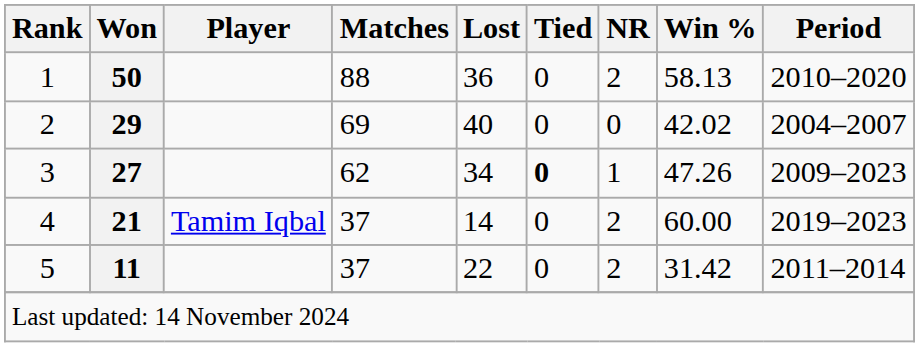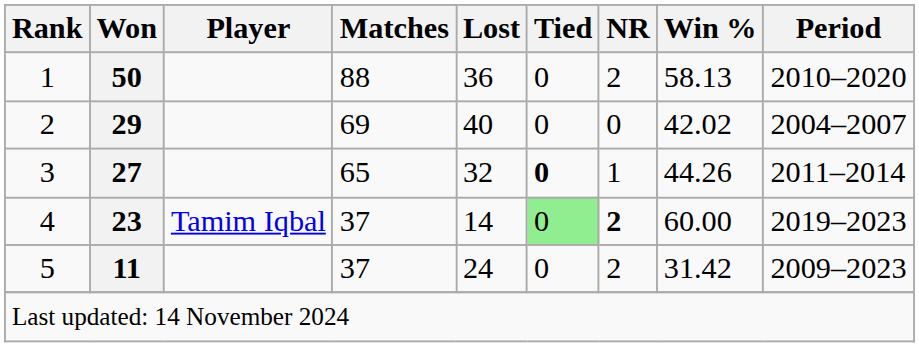(355, 172) 62 -> (355, 172) 65
(478, 172) 34 -> (478, 172) 32
(698, 172) 47.26 -> (698, 172) 44.26
(838, 172) 2009–2023 -> (838, 172) 2011–2014
(127, 220) 21 -> (127, 220) 23
(542, 220) no background -> (542, 220) lightgreen background
(614, 220) normal -> (614, 220) bold
(478, 268) 22 -> (478, 268) 24
(838, 268) 2011–2014 -> (838, 268) 2009–2023
